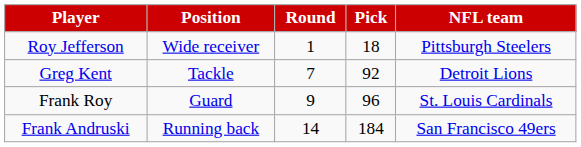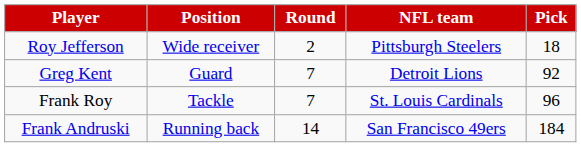columns swapped: (371, 18) <-> (486, 18)
(311, 45) 1 -> (311, 45) 2
(211, 73) Tackle -> (211, 73) Guard
(211, 100) Guard -> (211, 100) Tackle
(311, 100) 9 -> (311, 100) 7
